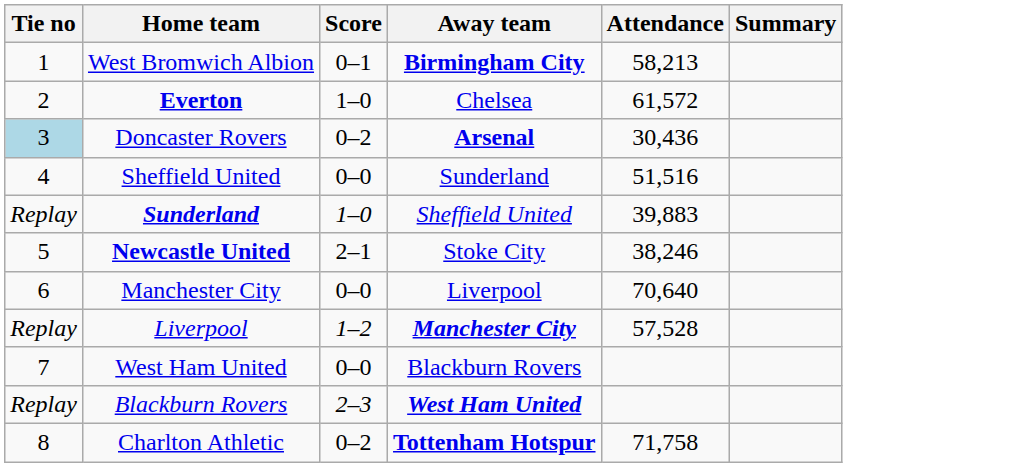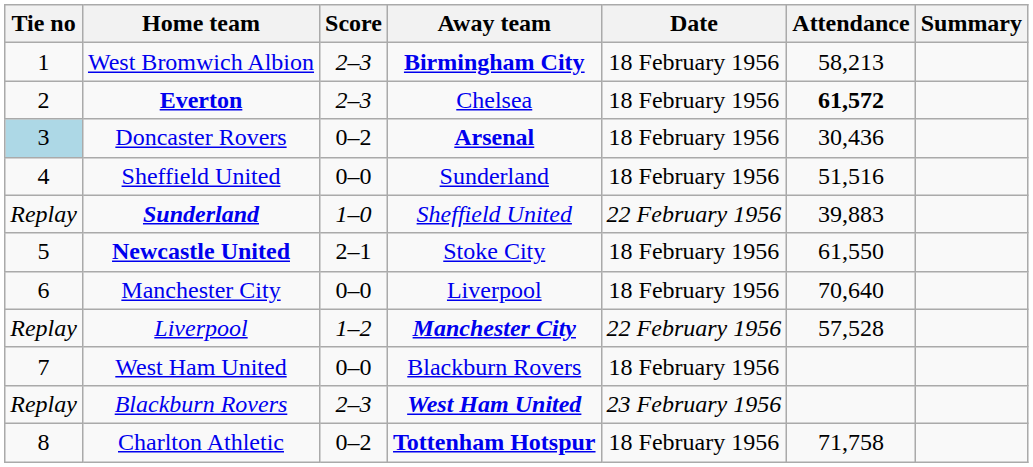+ column: (694, 23)
(354, 61) 0–1 -> (354, 61) 2–3
(354, 99) 1–0 -> (354, 99) 2–3
(665, 99) normal -> (851, 99) bold
(665, 251) 38,246 -> (851, 251) 61,550
